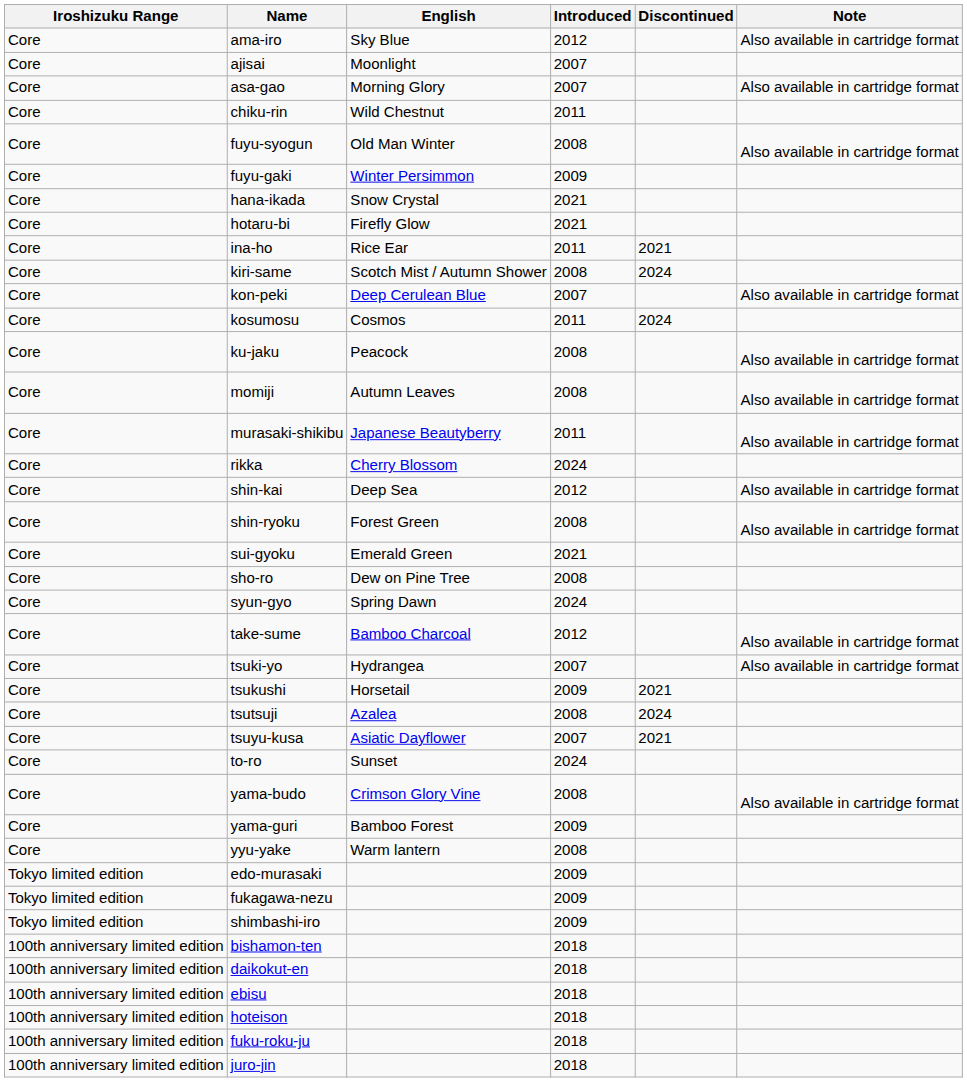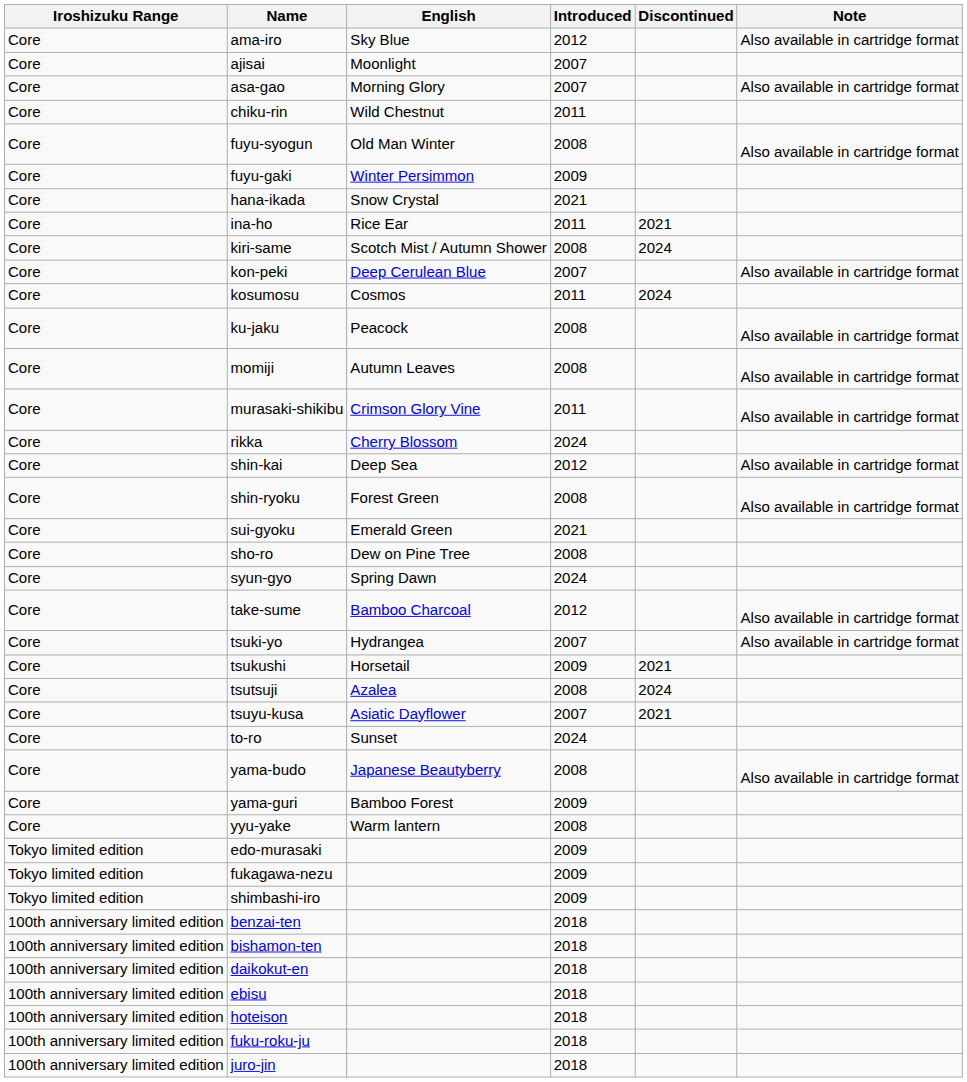- row: (260, 224)
(426, 433) Japanese Beautyberry -> (415, 409) Crimson Glory Vine
(415, 794) Crimson Glory Vine -> (426, 770) Japanese Beautyberry
+ row: (266, 921)
